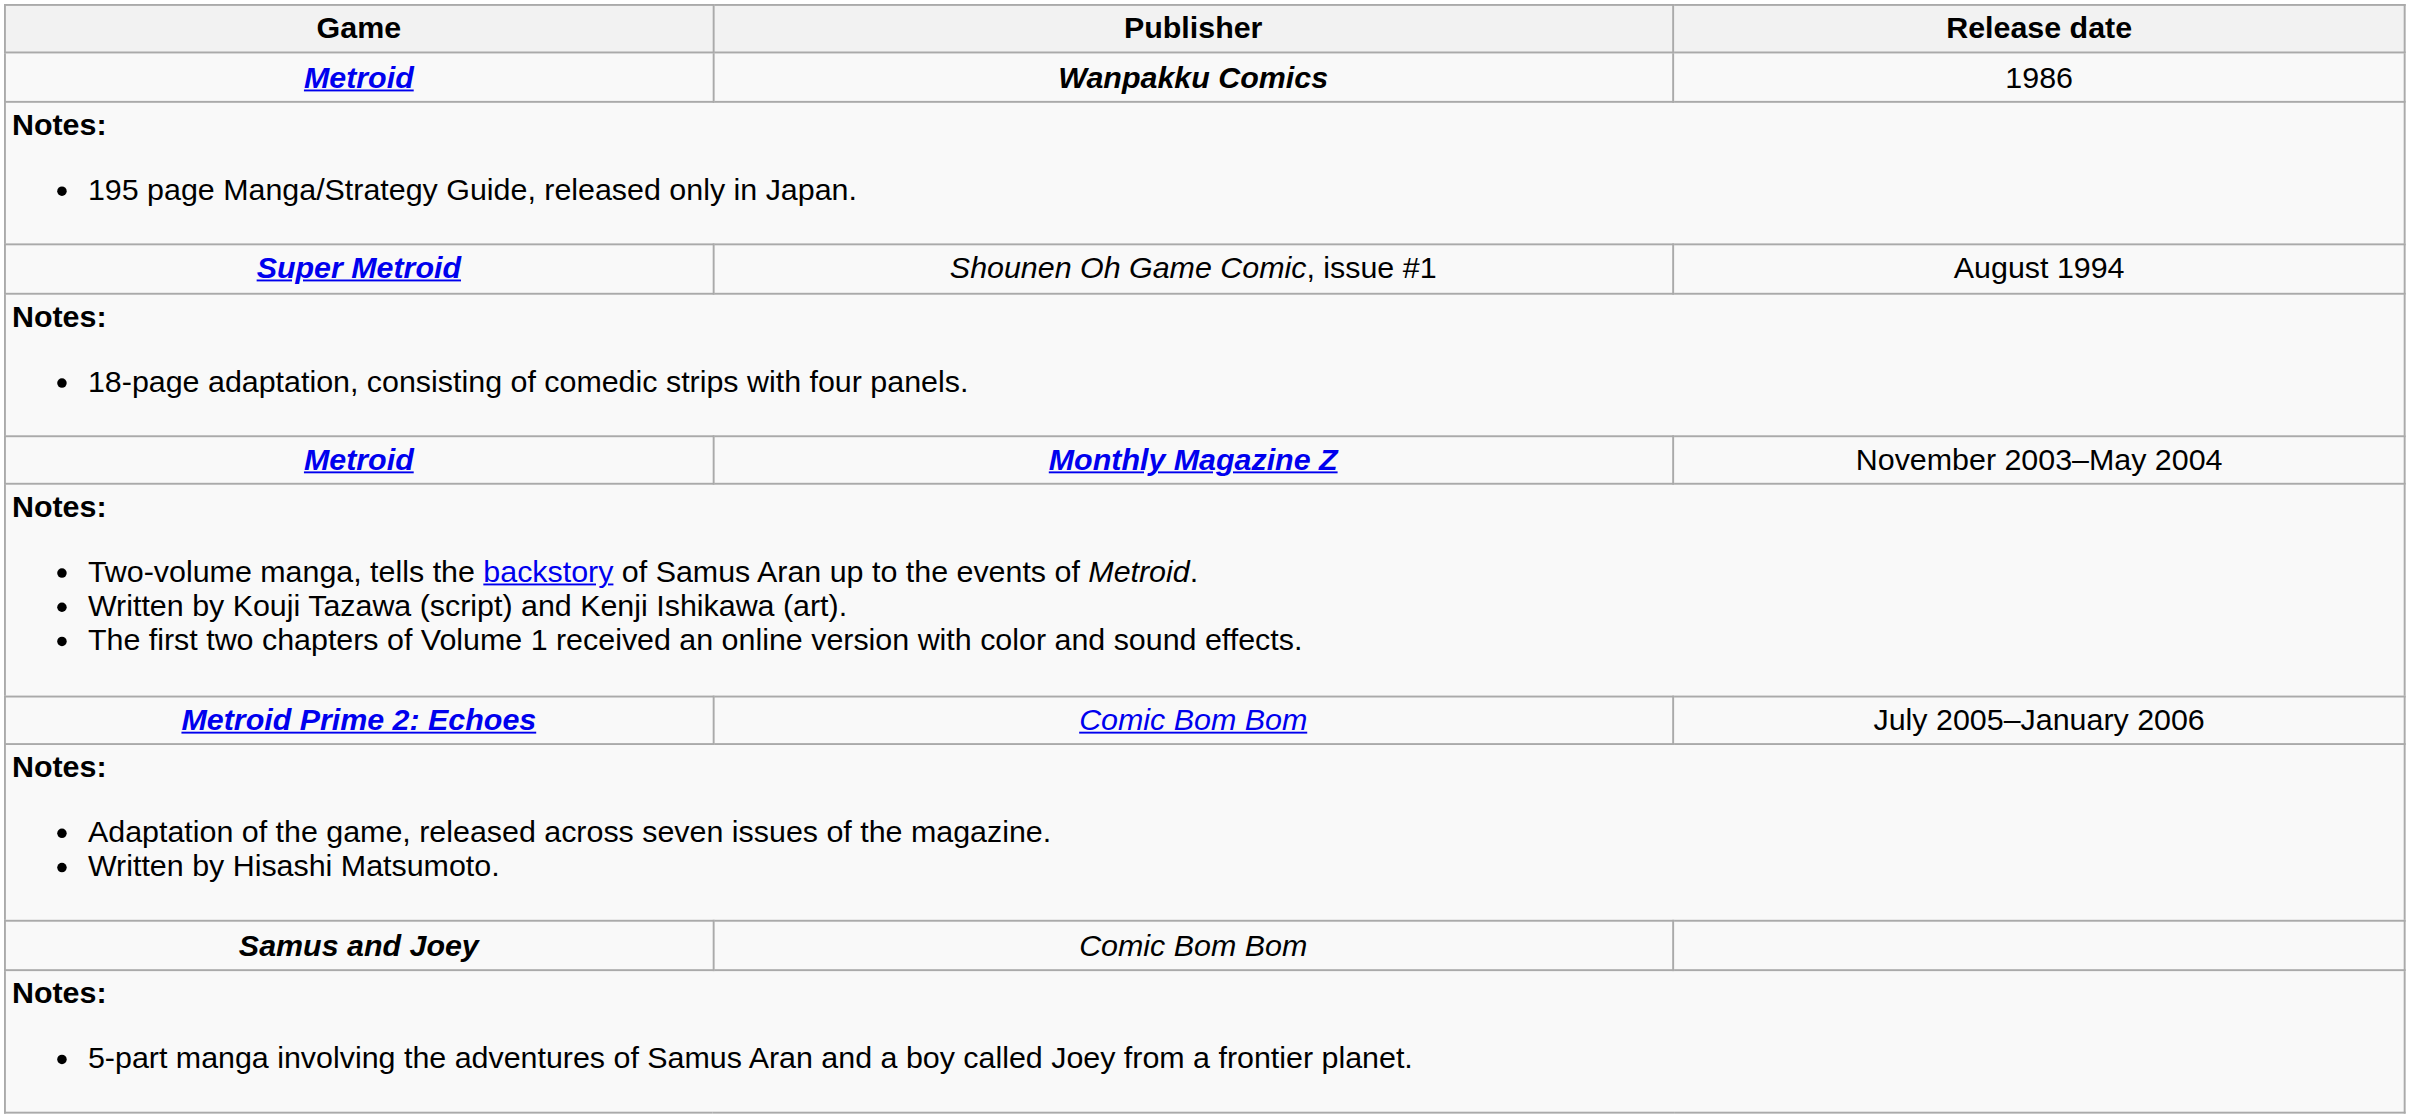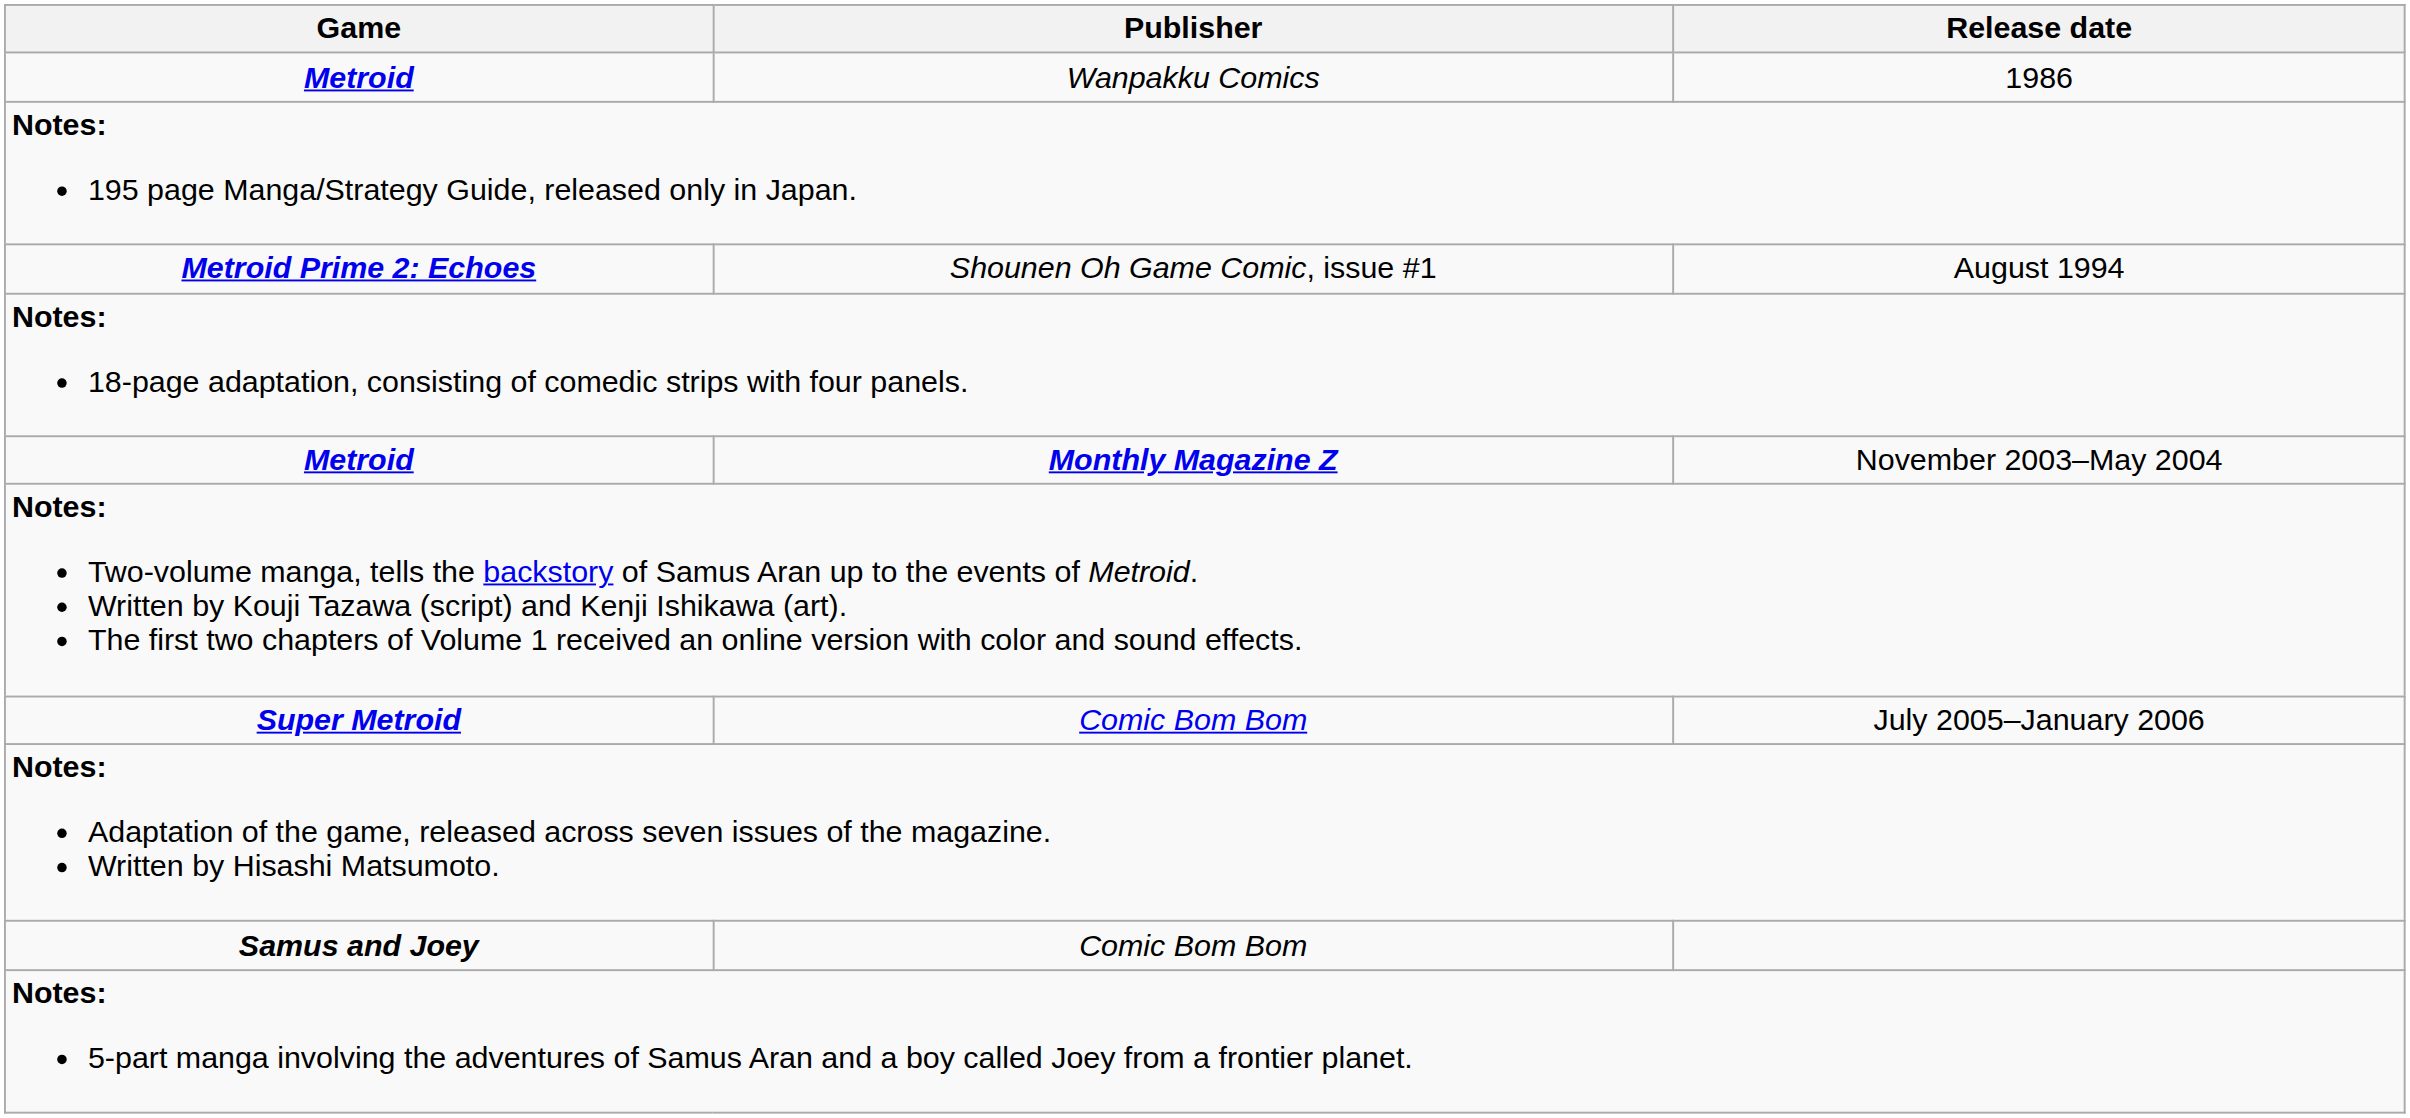(1193, 76) bold -> (1193, 76) normal
(359, 268) Super Metroid -> (359, 268) Metroid Prime 2: Echoes
(359, 719) Metroid Prime 2: Echoes -> (359, 719) Super Metroid
